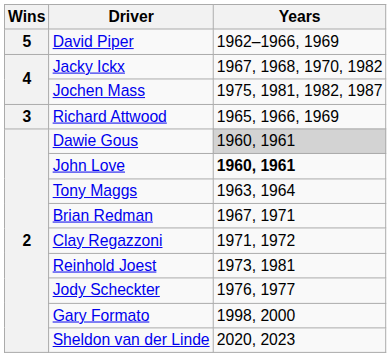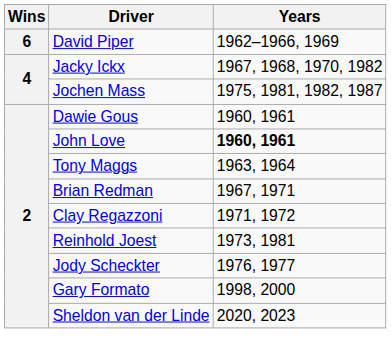(27, 41) 5 -> (27, 41) 6
- row: (110, 116)
(256, 141) lightgrey background -> (256, 116) no background
